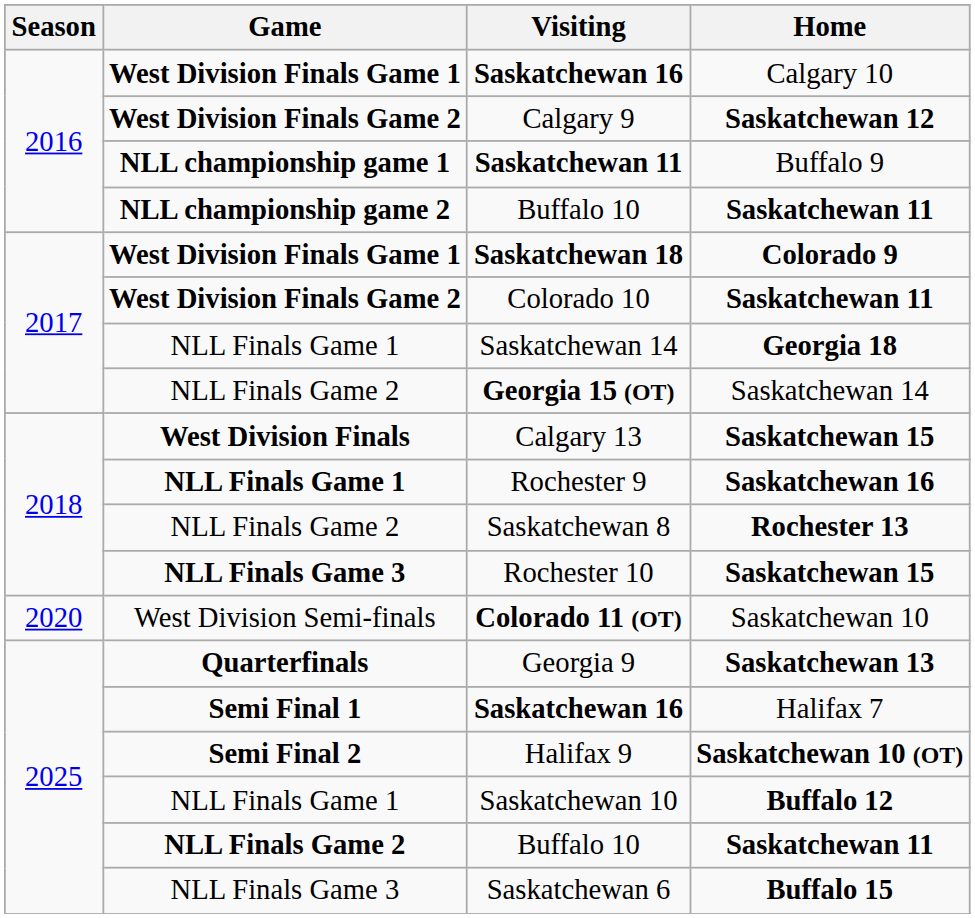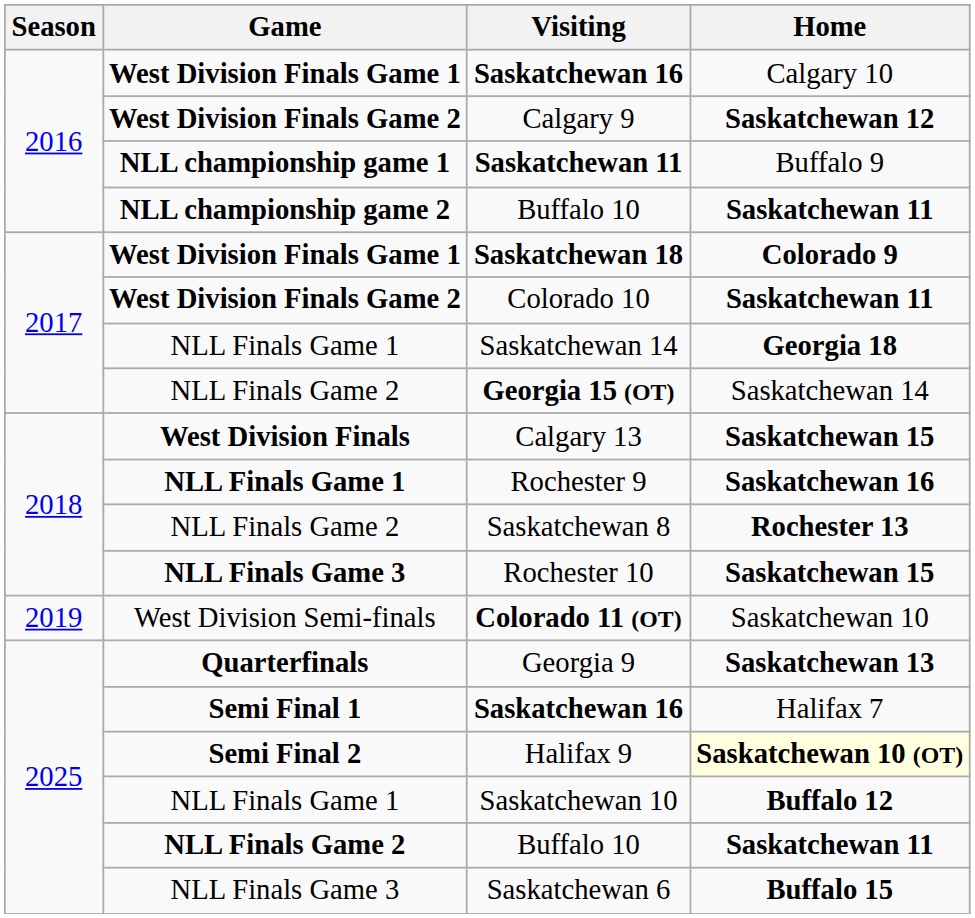(54, 617) 2020 -> (54, 617) 2019
(830, 753) no background -> (830, 753) lightyellow background
